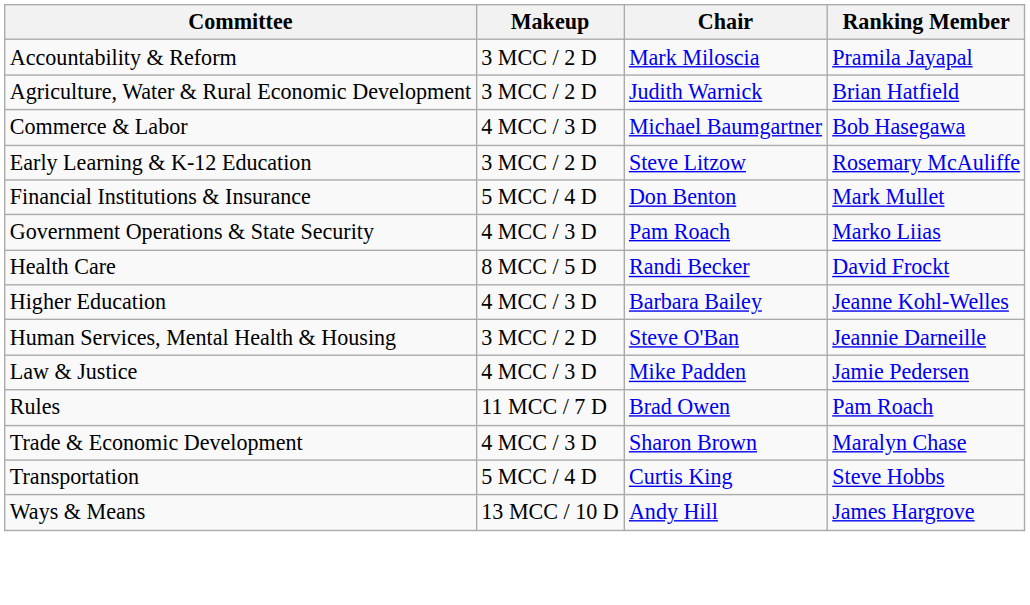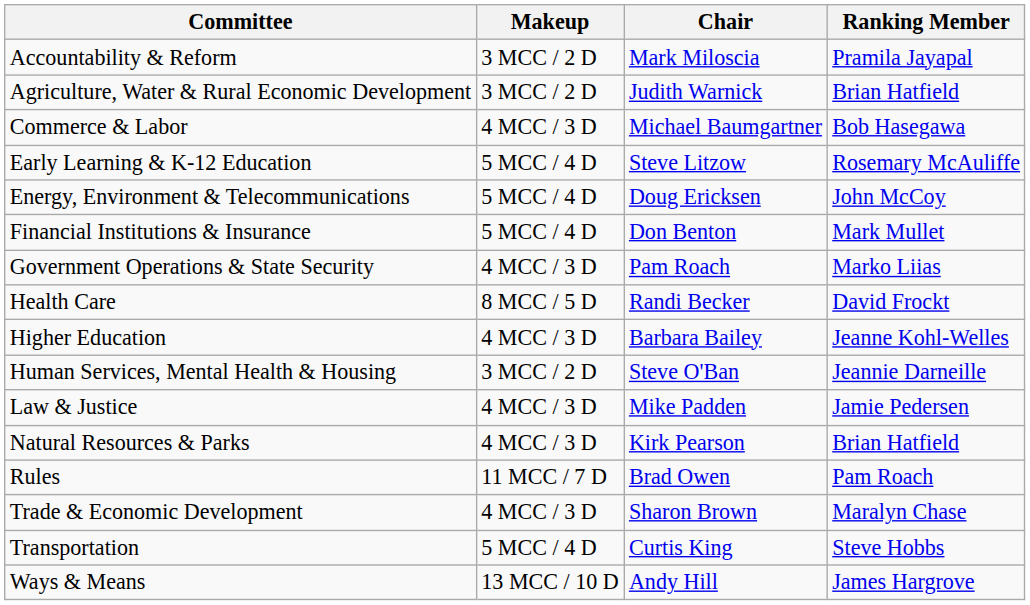(539, 162) 3 MCC / 2 D -> (539, 162) 5 MCC / 4 D
+ row: (210, 197)
+ row: (130, 442)
